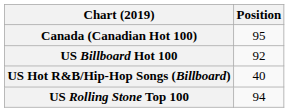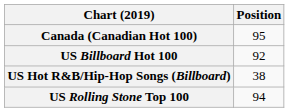(259, 76) 40 -> (259, 76) 38
